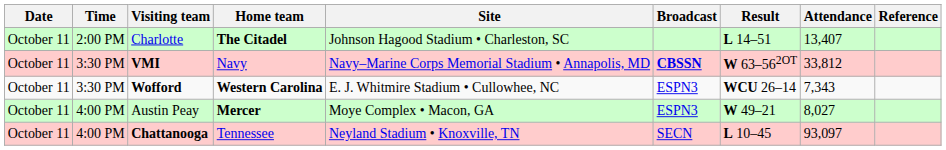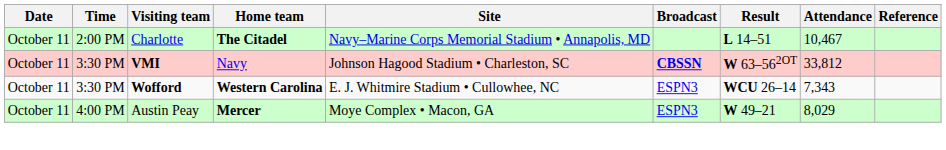(449, 39) Johnson Hagood Stadium • Charleston, SC -> (490, 39) Navy–Marine Corps Memorial Stadium • Annapolis, MD
(823, 39) 13,407 -> (823, 39) 10,467
(490, 63) Navy–Marine Corps Memorial Stadium • Annapolis, MD -> (449, 63) Johnson Hagood Stadium • Charleston, SC
(819, 111) 8,027 -> (819, 111) 8,029
- row: (170, 134)
